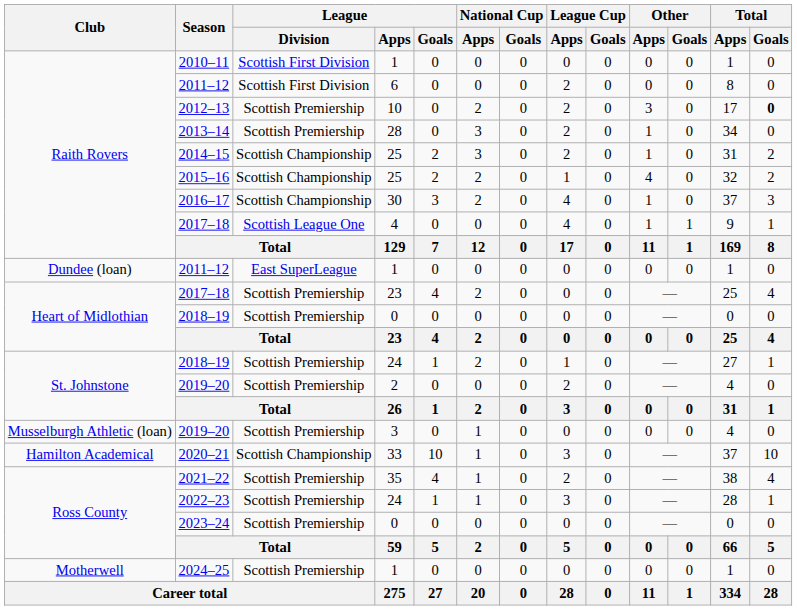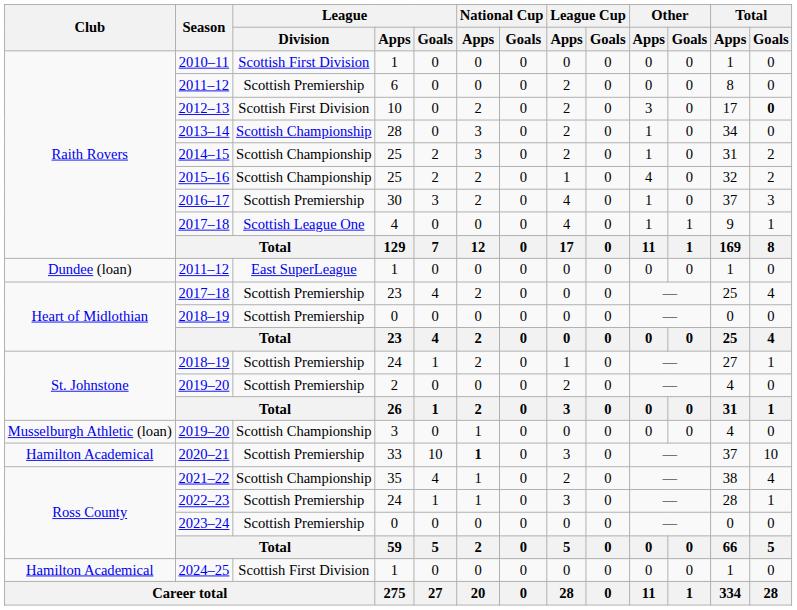(304, 85) Scottish First Division -> (304, 85) Scottish Premiership
(304, 108) Scottish Premiership -> (304, 108) Scottish First Division
(304, 131) Scottish Premiership -> (304, 131) Scottish Championship
(304, 200) Scottish Championship -> (304, 200) Scottish Premiership
(304, 431) Scottish Premiership -> (304, 431) Scottish Championship
(304, 454) Scottish Championship -> (304, 454) Scottish Premiership
(478, 454) normal -> (478, 454) bold
(304, 477) Scottish Premiership -> (304, 477) Scottish Championship
(90, 570) Motherwell -> (90, 570) Hamilton Academical
(304, 570) Scottish Premiership -> (304, 570) Scottish First Division
